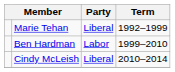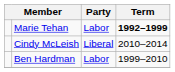(98, 28) Liberal -> (96, 28) Labor
(143, 28) normal -> (143, 28) bold
rows swapped: (45, 43) <-> (46, 59)
